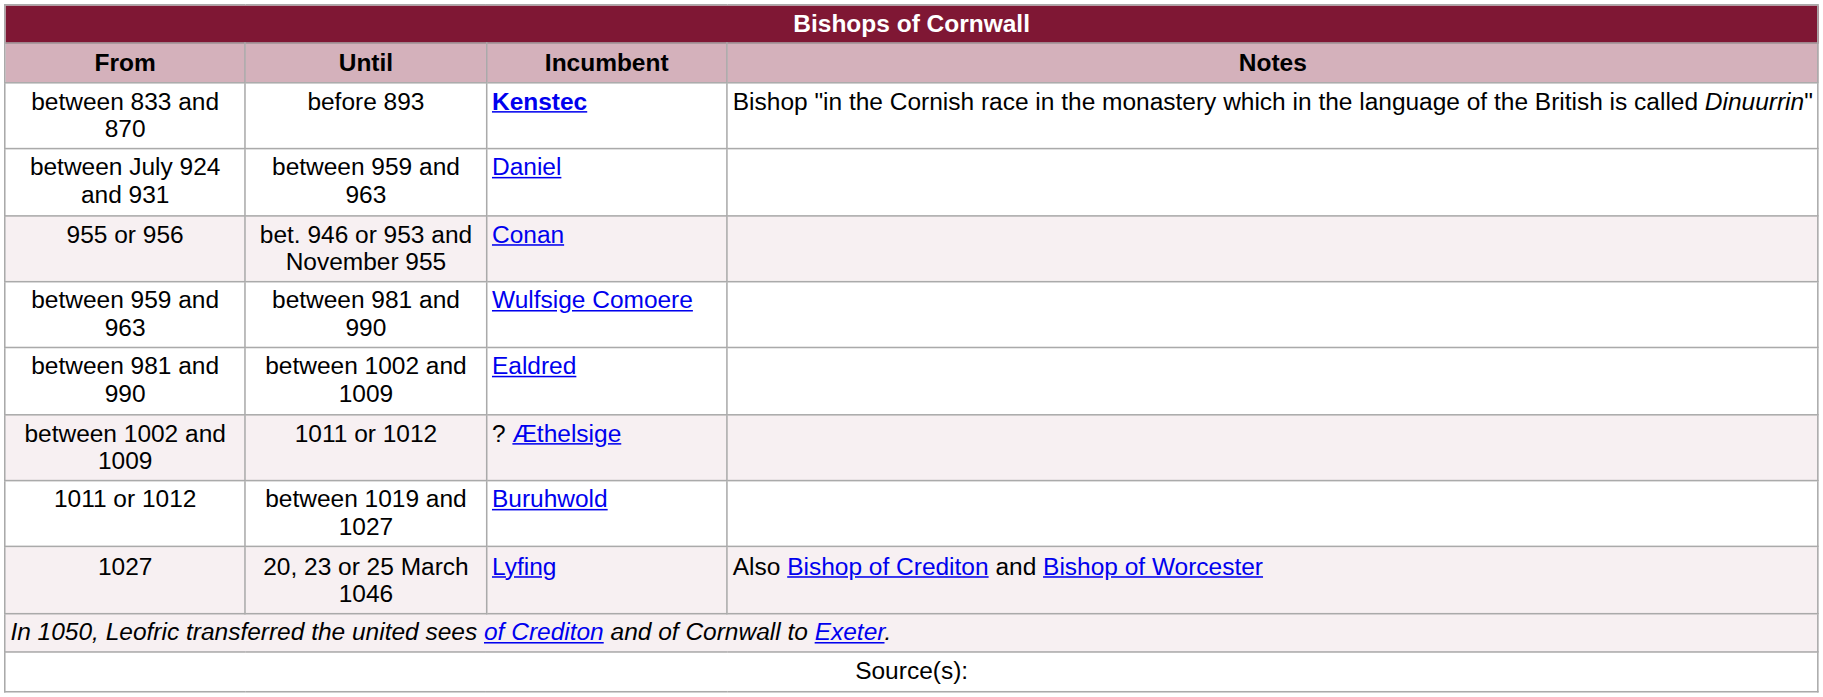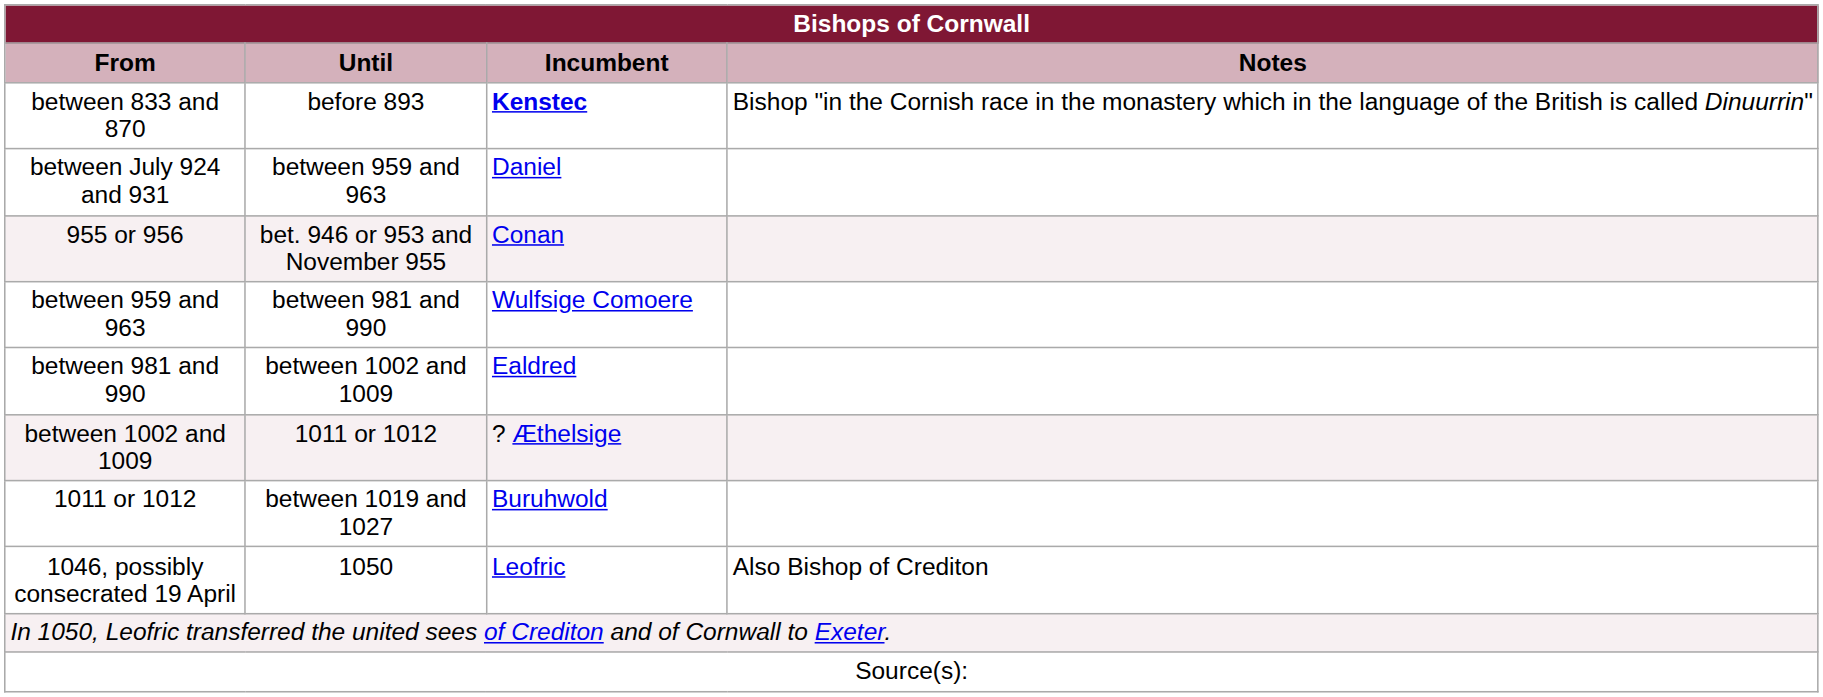- row: (125, 566)
+ row: (125, 579)
